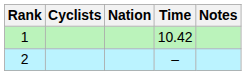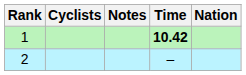columns swapped: (130, 15) <-> (218, 15)
(175, 37) normal -> (170, 37) bold
